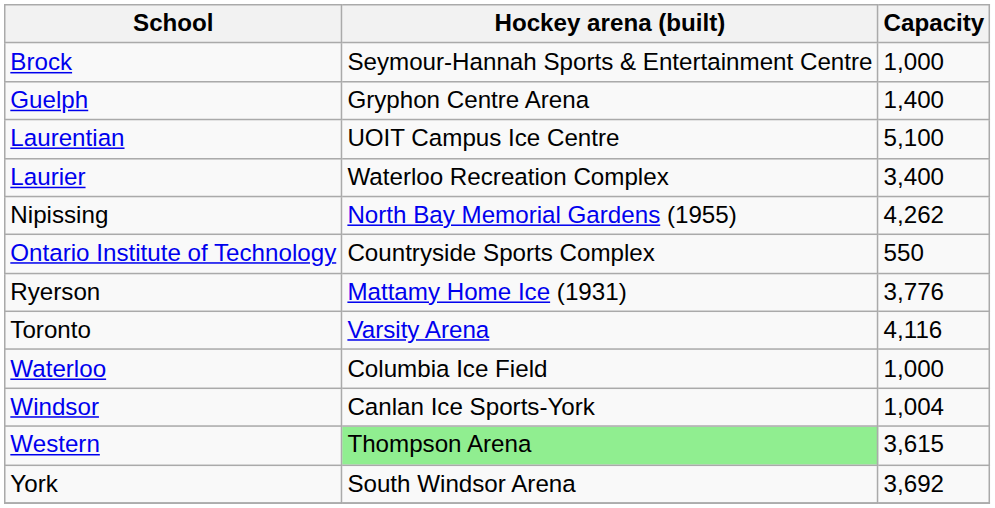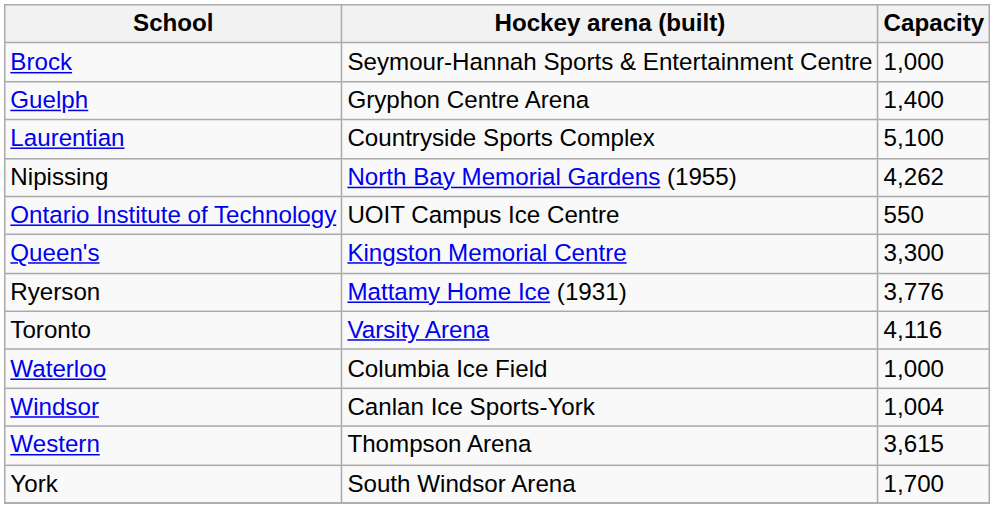(483, 138) UOIT Campus Ice Centre -> (501, 138) Countryside Sports Complex
- row: (48, 176)
(501, 253) Countryside Sports Complex -> (483, 215) UOIT Campus Ice Centre
+ row: (55, 253)
(439, 445) lightgreen background -> (439, 445) no background
(914, 483) 3,692 -> (914, 483) 1,700
